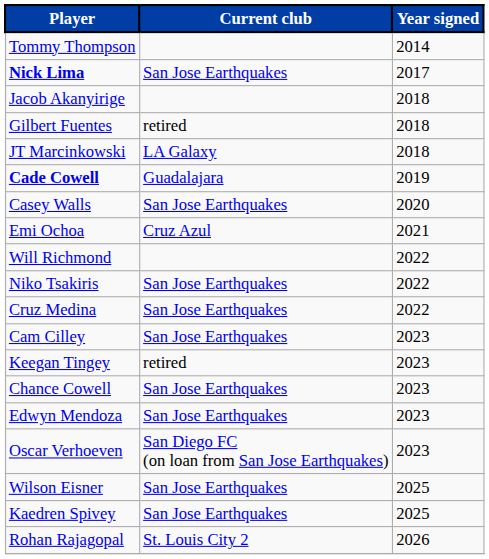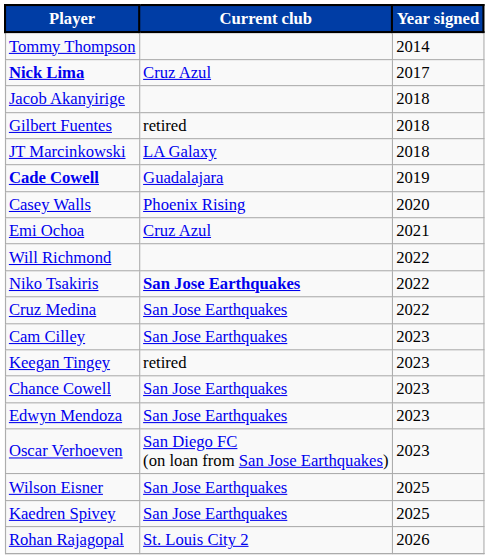(215, 72) San Jose Earthquakes -> (177, 72) Cruz Azul
(215, 204) San Jose Earthquakes -> (194, 204) Phoenix Rising
(215, 283) normal -> (222, 283) bold
